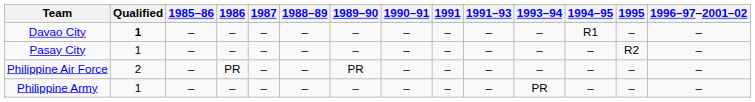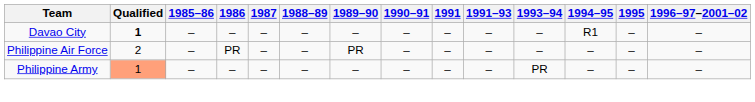- row: (57, 50)
(138, 87) no background -> (138, 69) lightsalmon background
